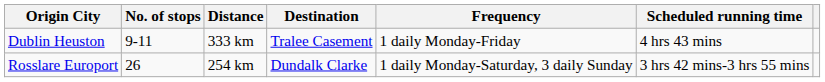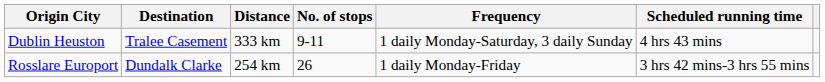columns swapped: (322, 16) <-> (163, 16)
(450, 40) 1 daily Monday-Friday -> (506, 40) 1 daily Monday-Saturday, 3 daily Sunday
(506, 64) 1 daily Monday-Saturday, 3 daily Sunday -> (450, 64) 1 daily Monday-Friday
